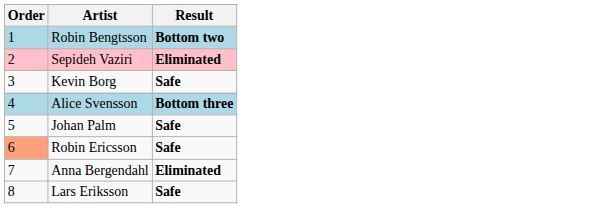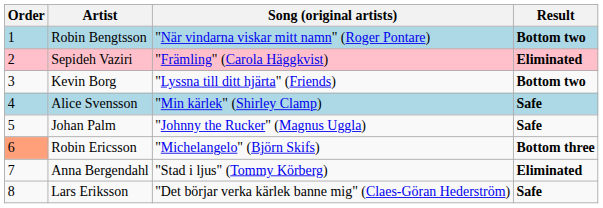+ column: (333, 15)
(168, 81) Safe -> (551, 81) Bottom two
(194, 103) Bottom three -> (529, 103) Safe
(168, 147) Safe -> (556, 147) Bottom three
